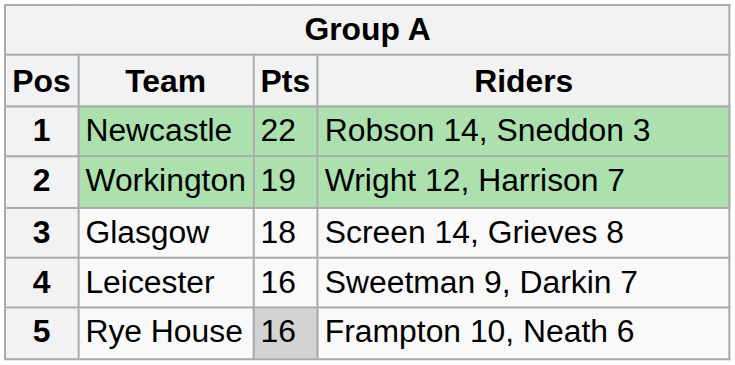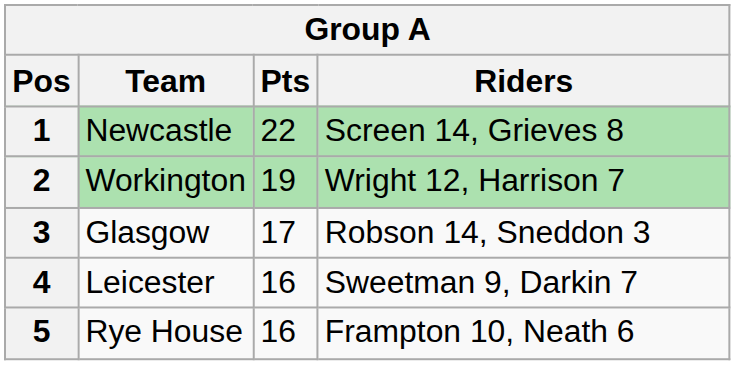(488, 130) Robson 14, Sneddon 3 -> (474, 130) Screen 14, Grieves 8
(278, 231) 18 -> (278, 231) 17
(474, 231) Screen 14, Grieves 8 -> (488, 231) Robson 14, Sneddon 3
(278, 332) lightgrey background -> (278, 332) no background
